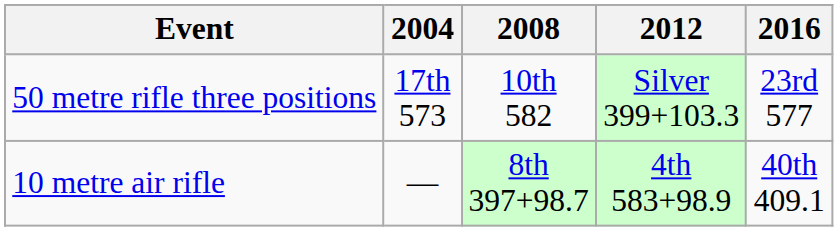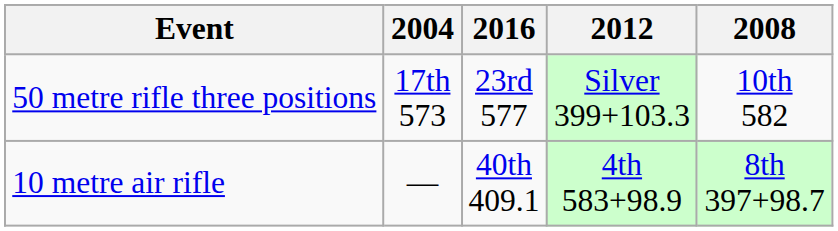columns swapped: (529, 29) <-> (789, 29)
